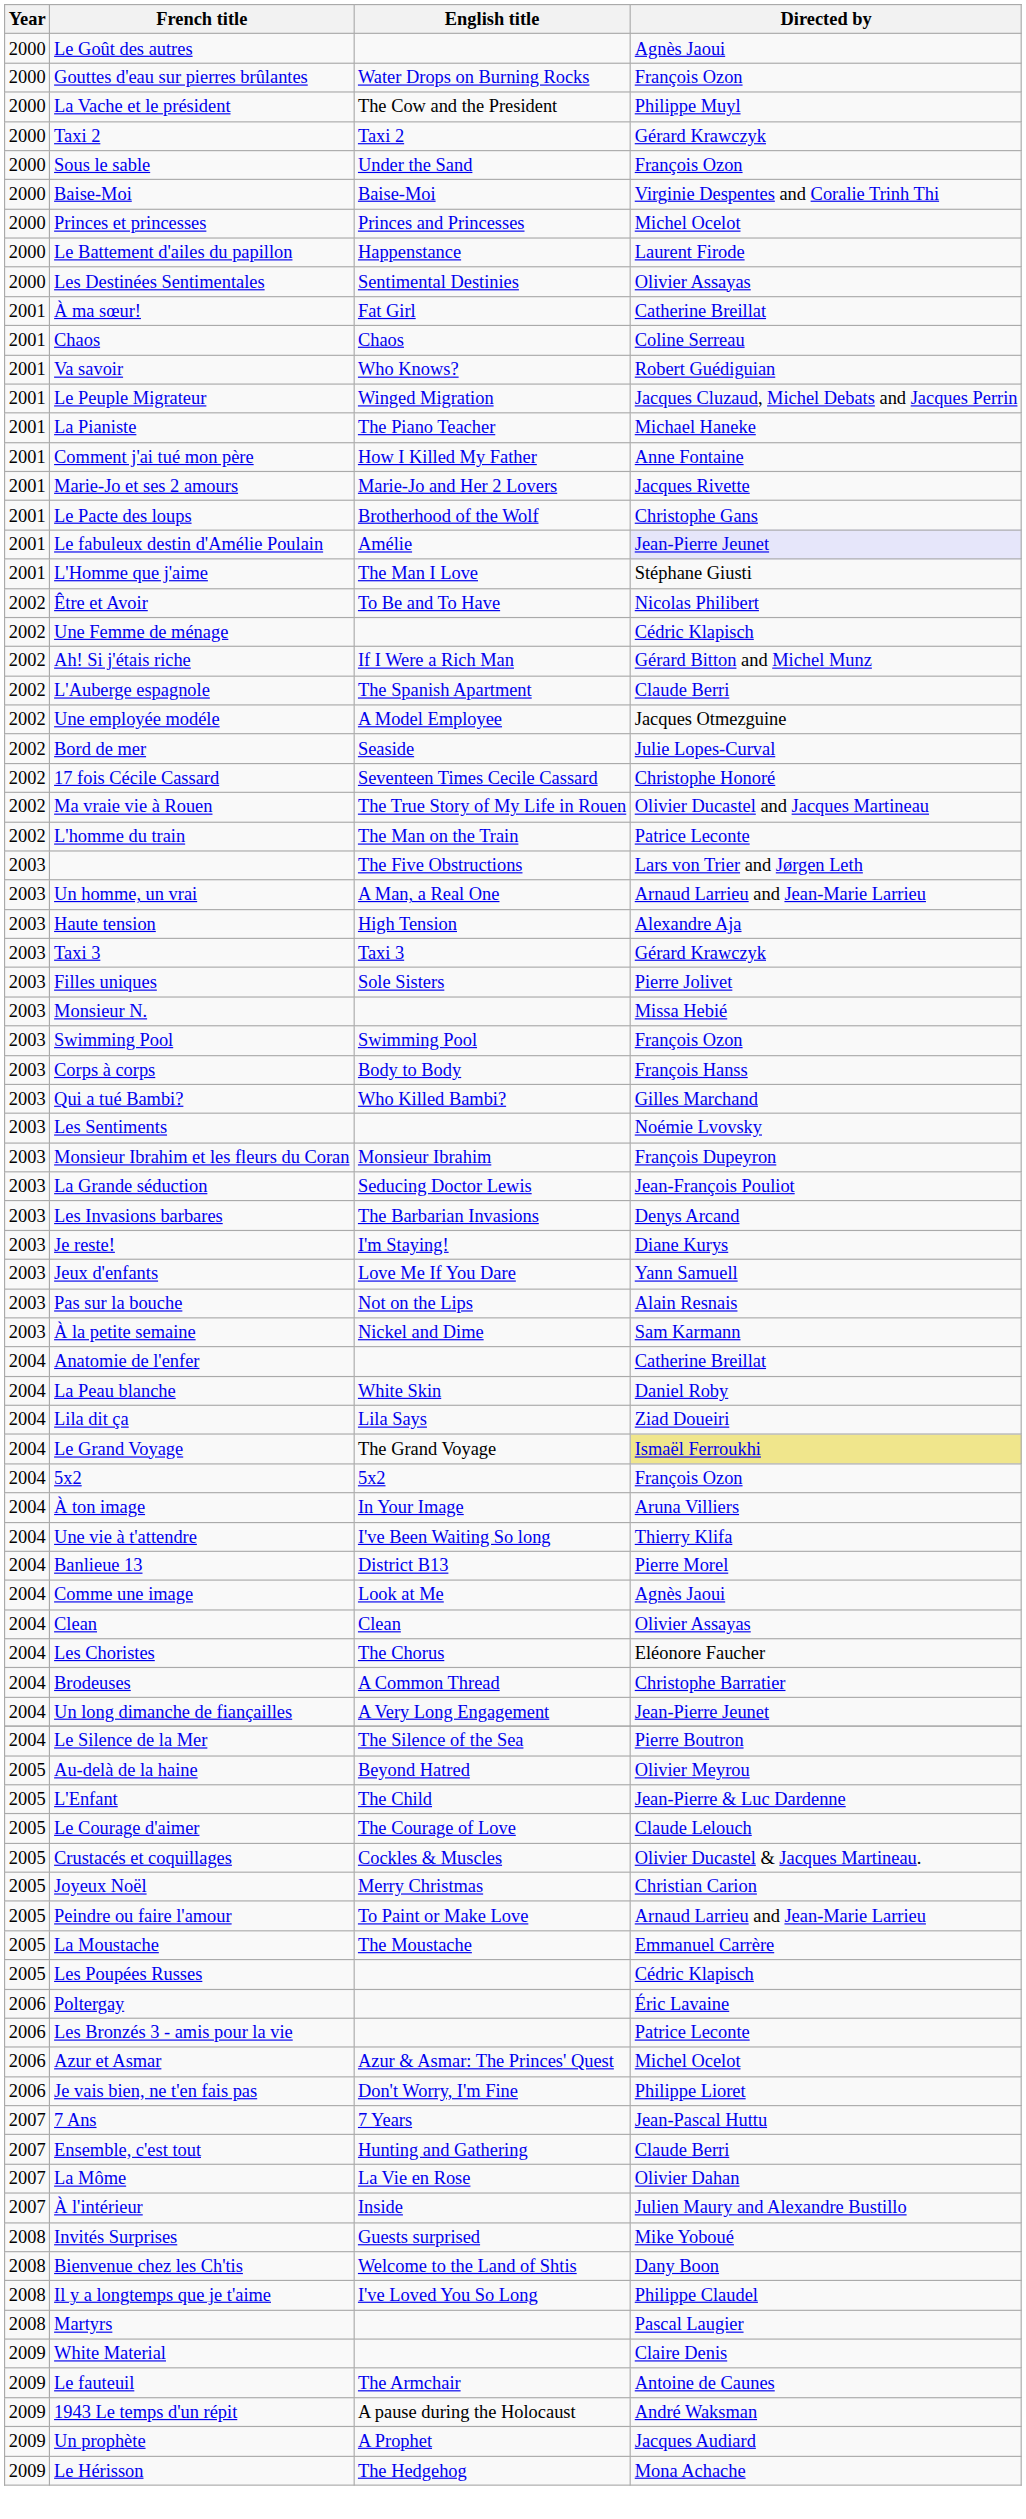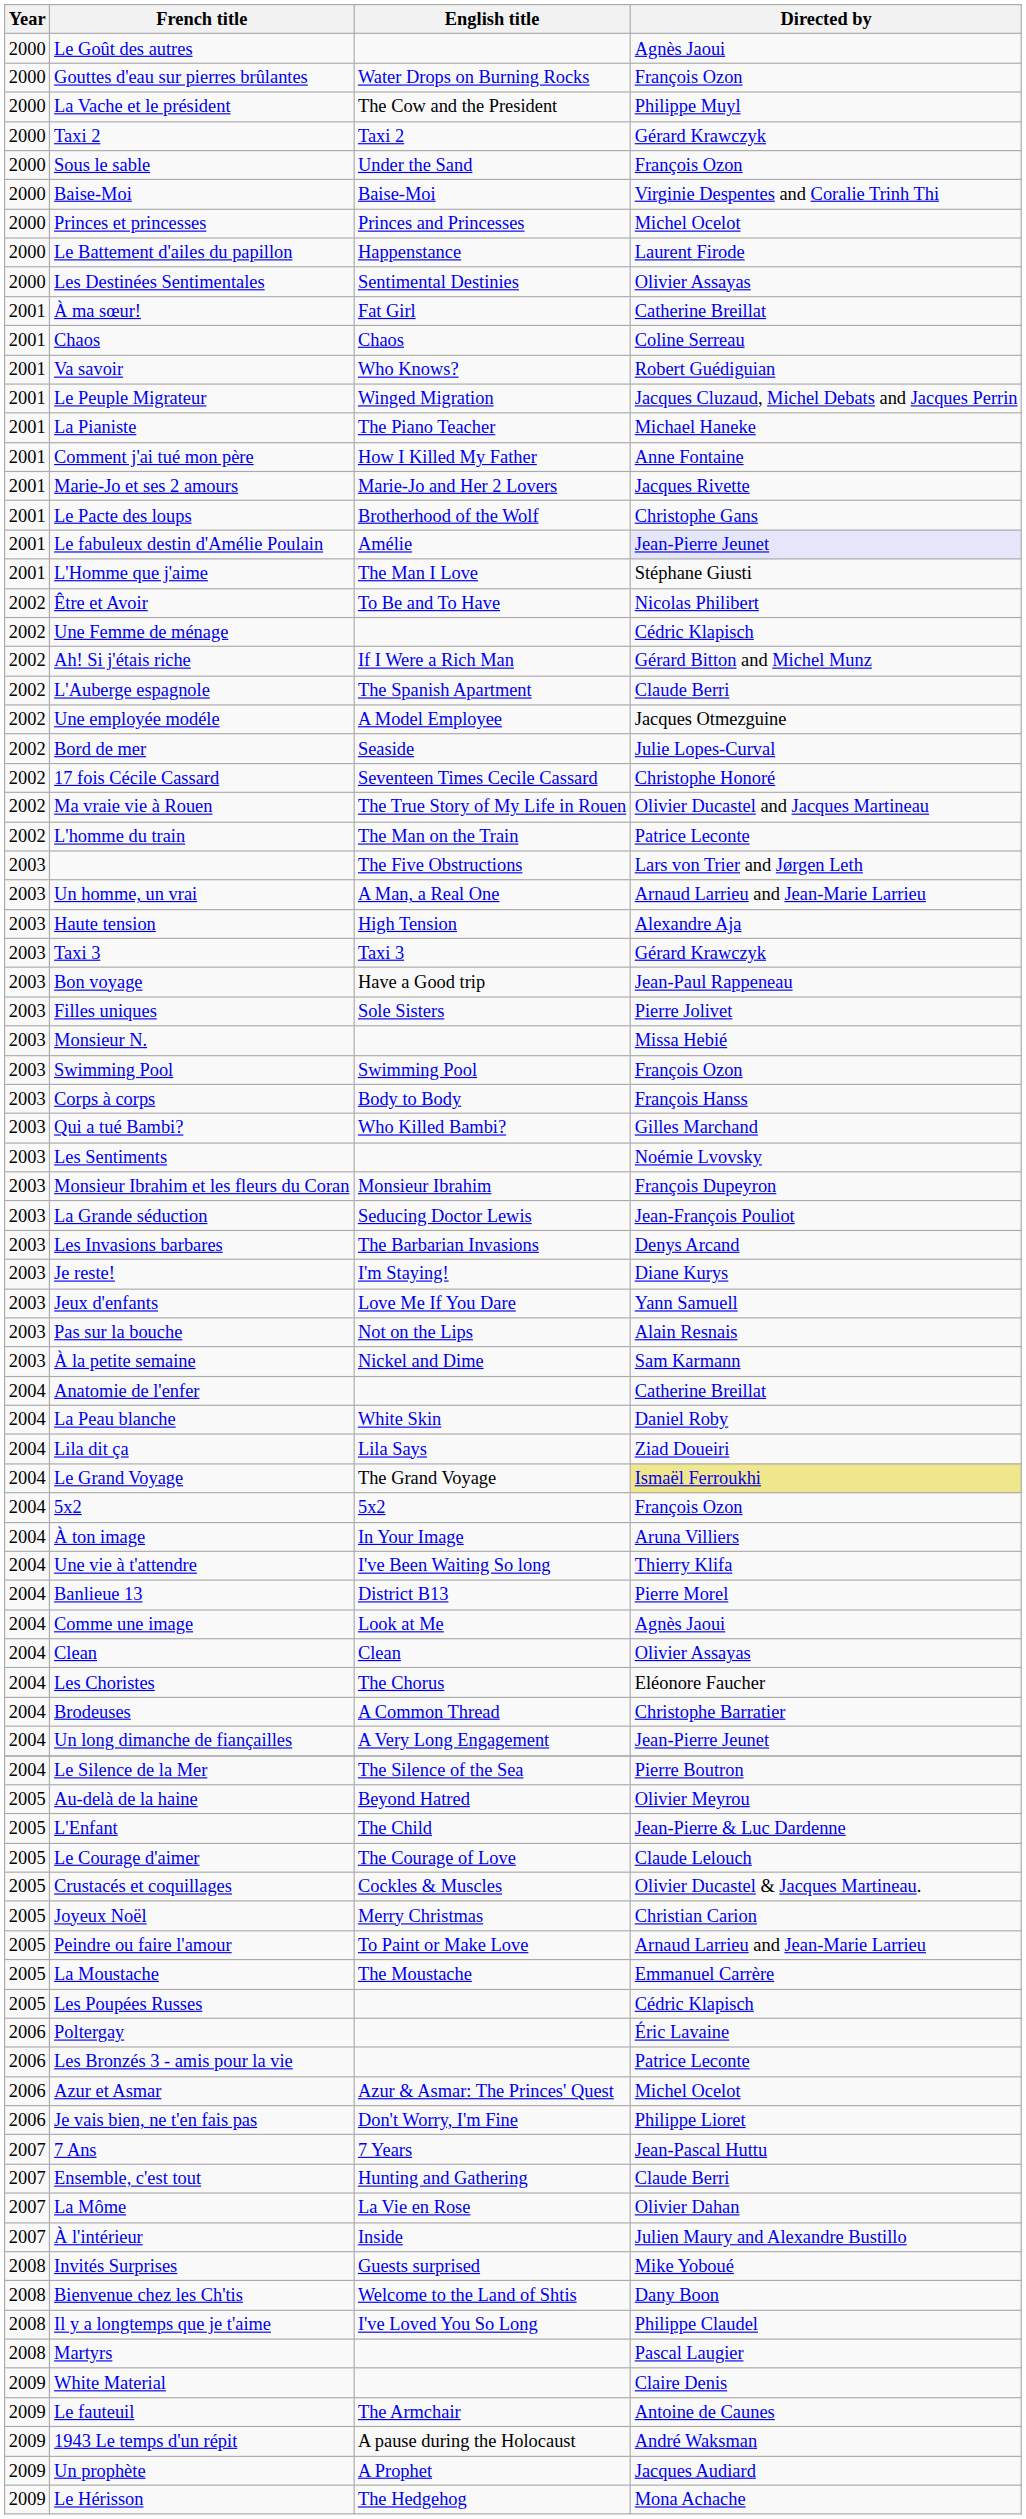+ row: (98, 982)
